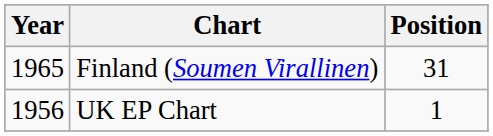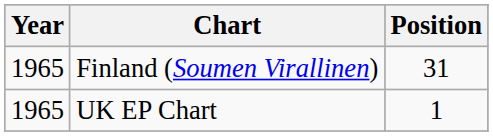(38, 109) 1956 -> (38, 109) 1965
